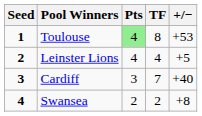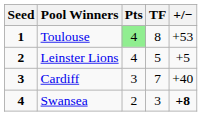(157, 57) 4 -> (157, 57) 5
(157, 100) 2 -> (157, 100) 3
(183, 100) normal -> (183, 100) bold
